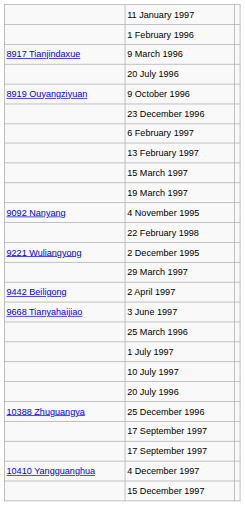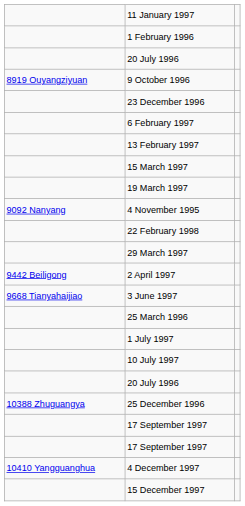- row: (43, 54)
- row: (44, 253)
